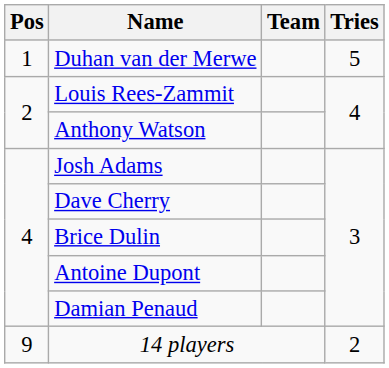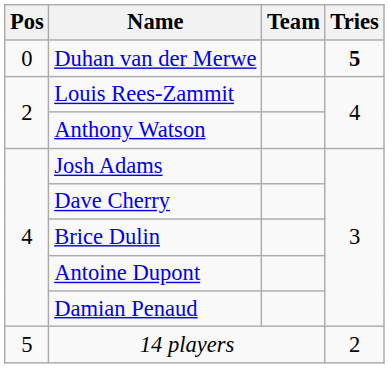(27, 58) 1 -> (27, 58) 0
(355, 58) normal -> (355, 58) bold
(27, 344) 9 -> (27, 344) 5
